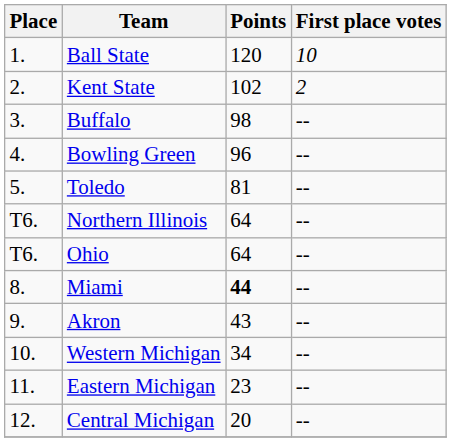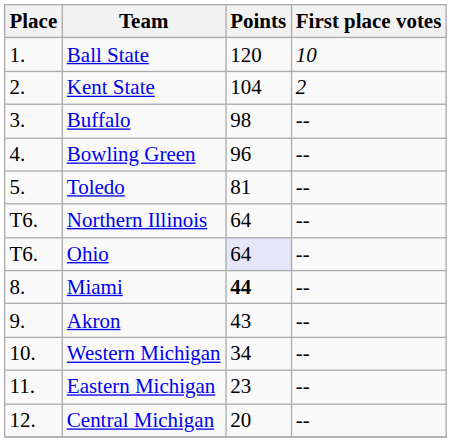(246, 87) 102 -> (246, 87) 104
(241, 253) no background -> (241, 253) lavender background
